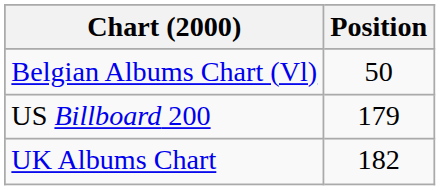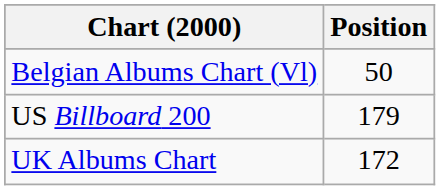(379, 160) 182 -> (379, 160) 172
